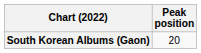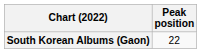(174, 40) 20 -> (174, 40) 22
